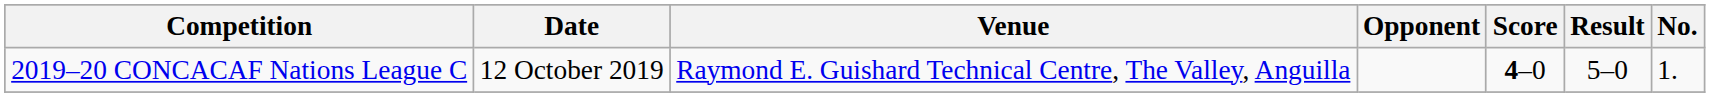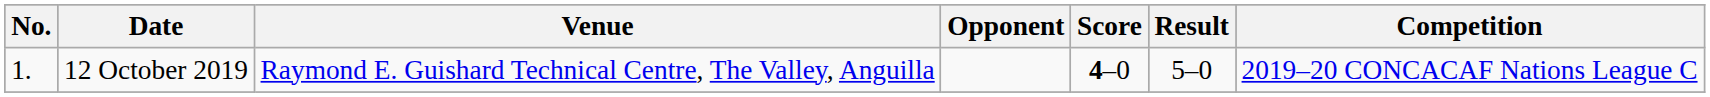columns swapped: (1677, 26) <-> (239, 26)
